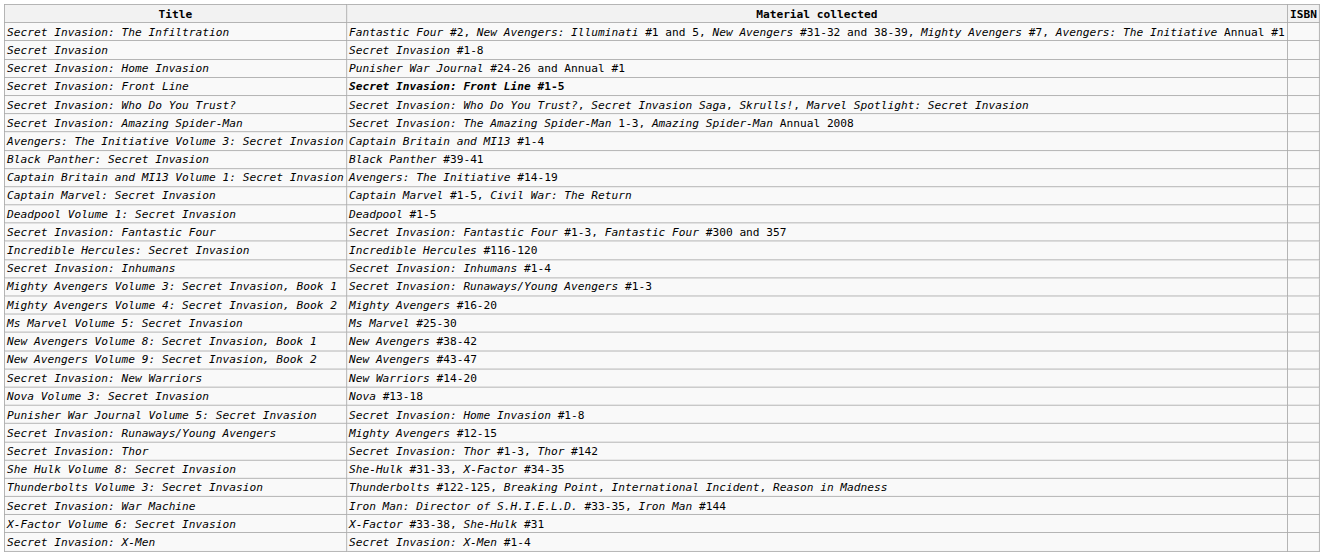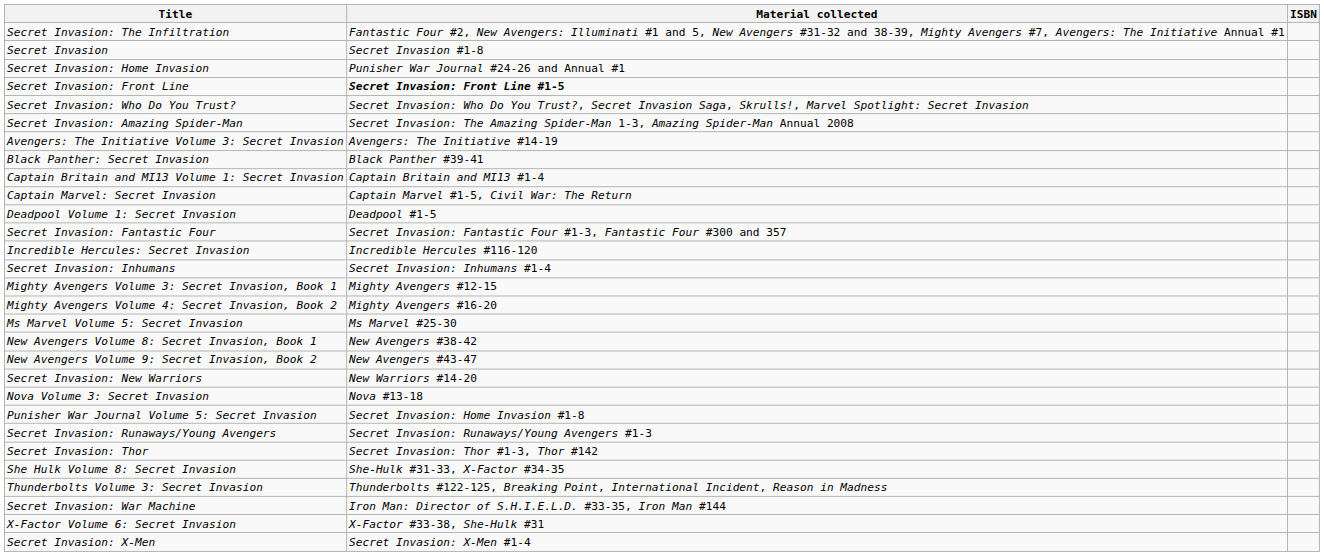(447, 141) Captain Britain and MI13 #1-4 -> (453, 141) Avengers: The Initiative #14-19
(453, 178) Avengers: The Initiative #14-19 -> (447, 178) Captain Britain and MI13 #1-4
(500, 287) Secret Invasion: Runaways/Young Avengers #1-3 -> (423, 287) Mighty Avengers #12-15
(423, 433) Mighty Avengers #12-15 -> (500, 433) Secret Invasion: Runaways/Young Avengers #1-3
